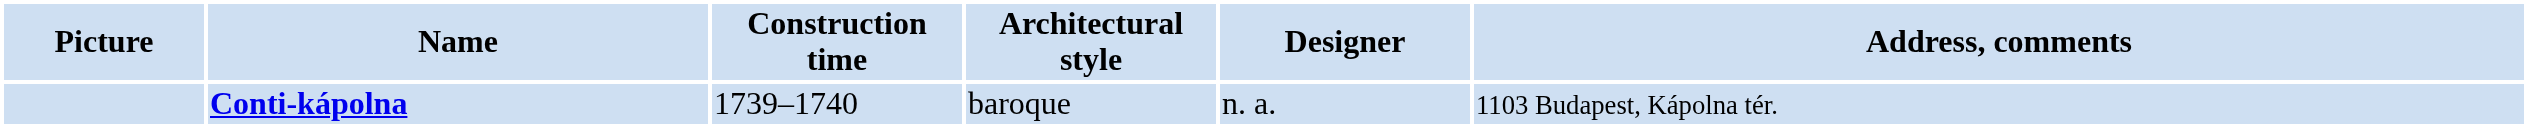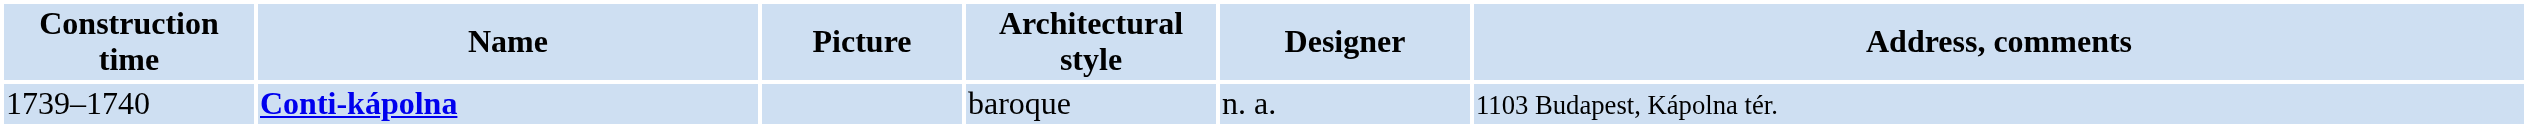columns swapped: (104, 41) <-> (837, 41)
